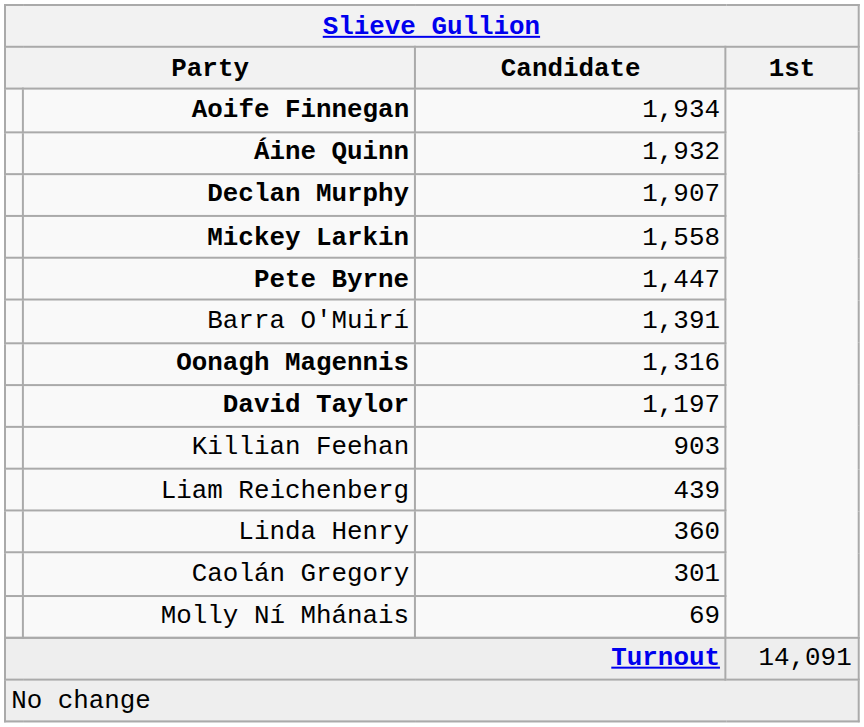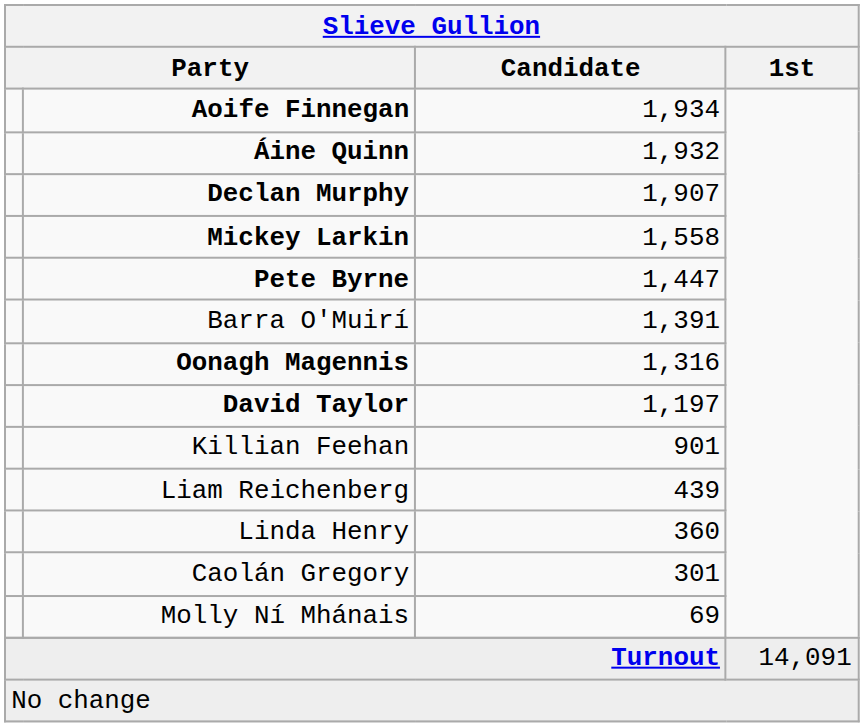(697, 448) 903 -> (697, 448) 901
